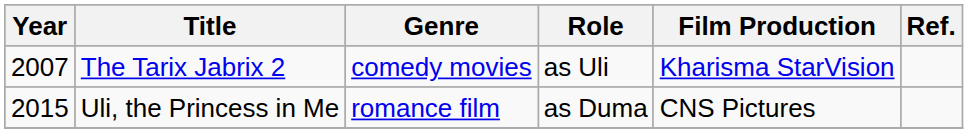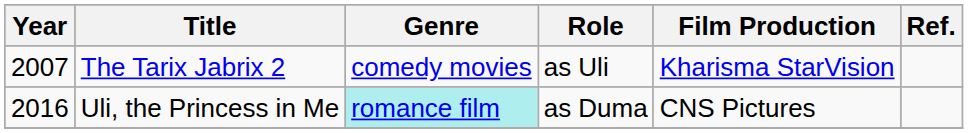(40, 108) 2015 -> (40, 108) 2016
(426, 108) no background -> (426, 108) paleturquoise background
